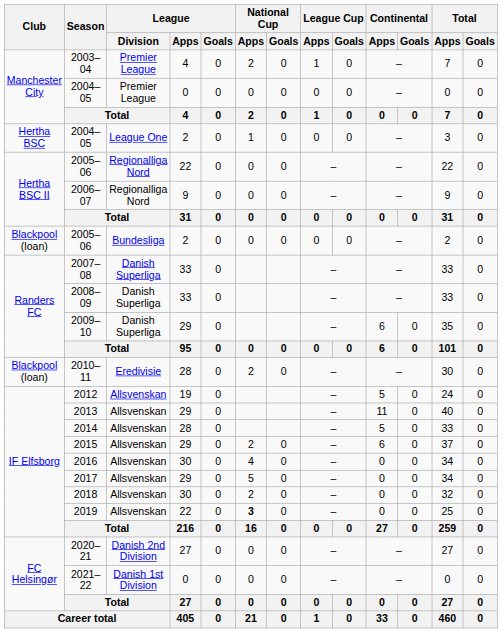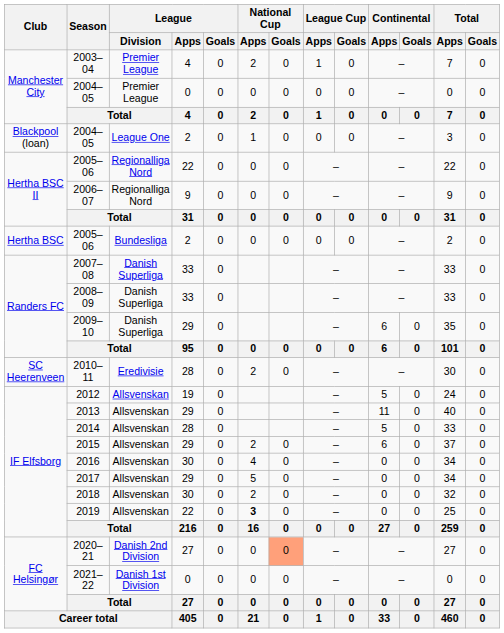(34, 138) Hertha BSC -> (36, 138) Blackpool (loan)
(34, 240) Blackpool (loan) -> (36, 240) Hertha BSC
(34, 372) Blackpool (loan) -> (36, 372) SC Heerenveen
(284, 551) no background -> (286, 551) lightsalmon background
